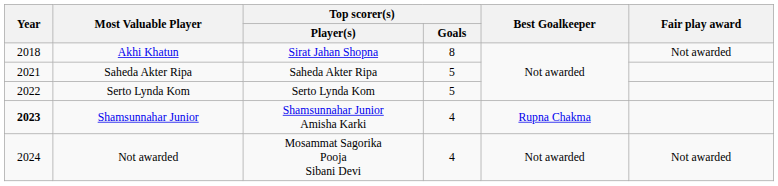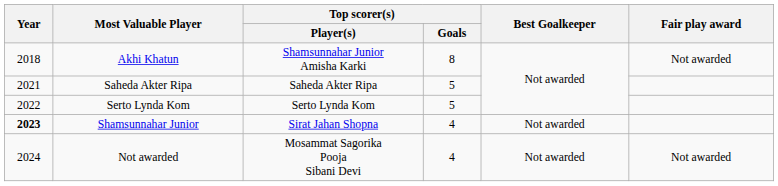(333, 52) Sirat Jahan Shopna -> (333, 59) Shamsunnahar Junior Amisha Karki
(333, 117) Shamsunnahar Junior Amisha Karki -> (333, 124) Sirat Jahan Shopna
(555, 117) Rupna Chakma -> (555, 124) Not awarded
